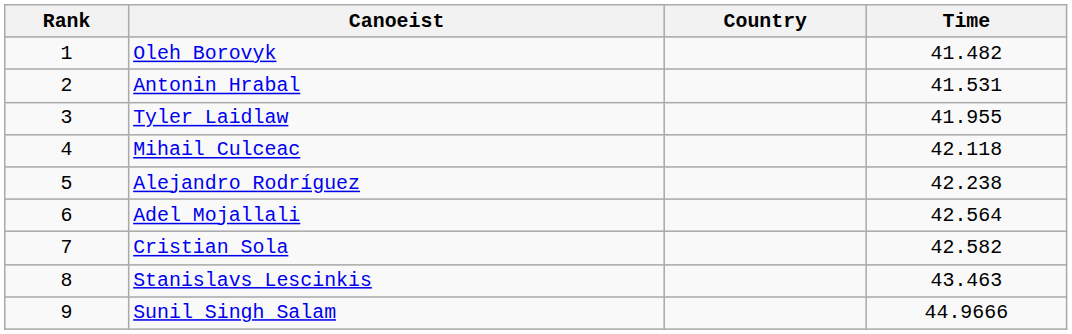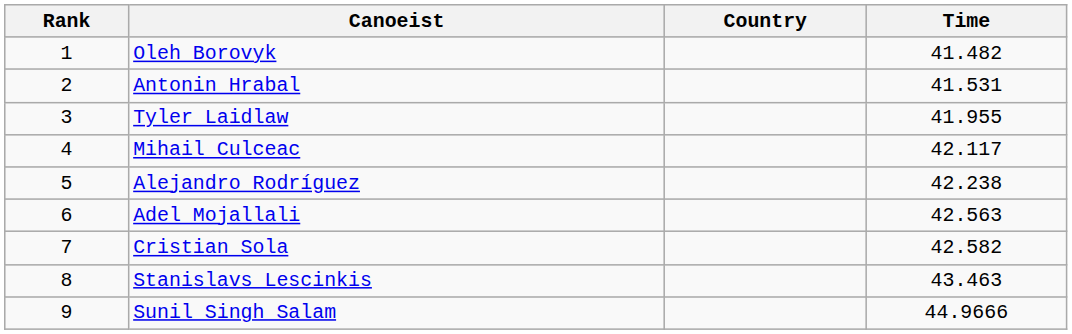(966, 151) 42.118 -> (966, 151) 42.117
(966, 215) 42.564 -> (966, 215) 42.563
